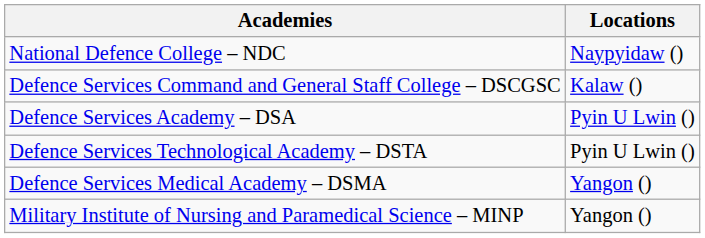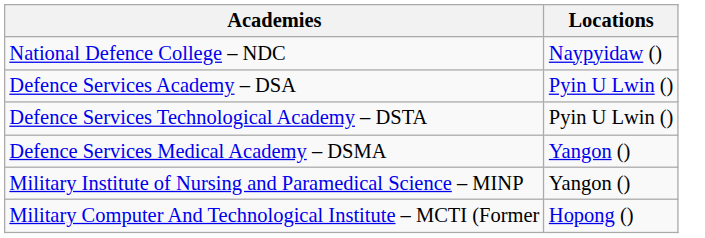- row: (285, 85)
+ row: (274, 215)
